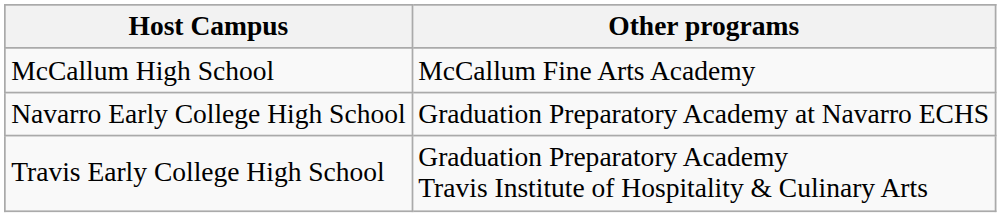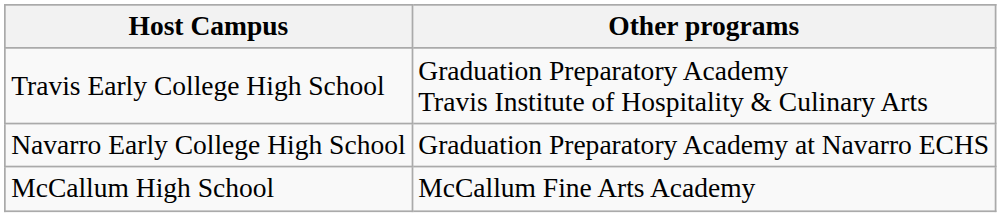rows swapped: (143, 69) <-> (198, 172)
